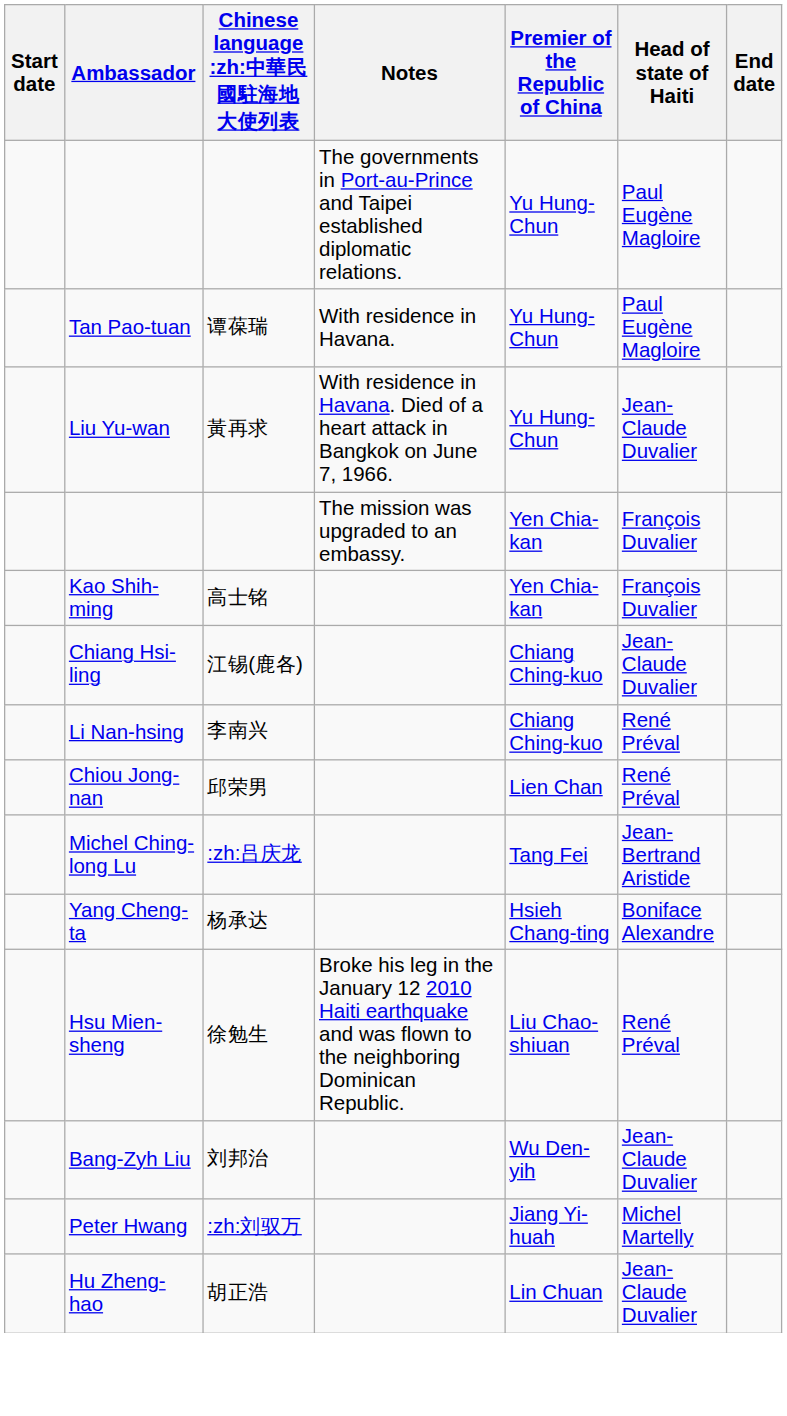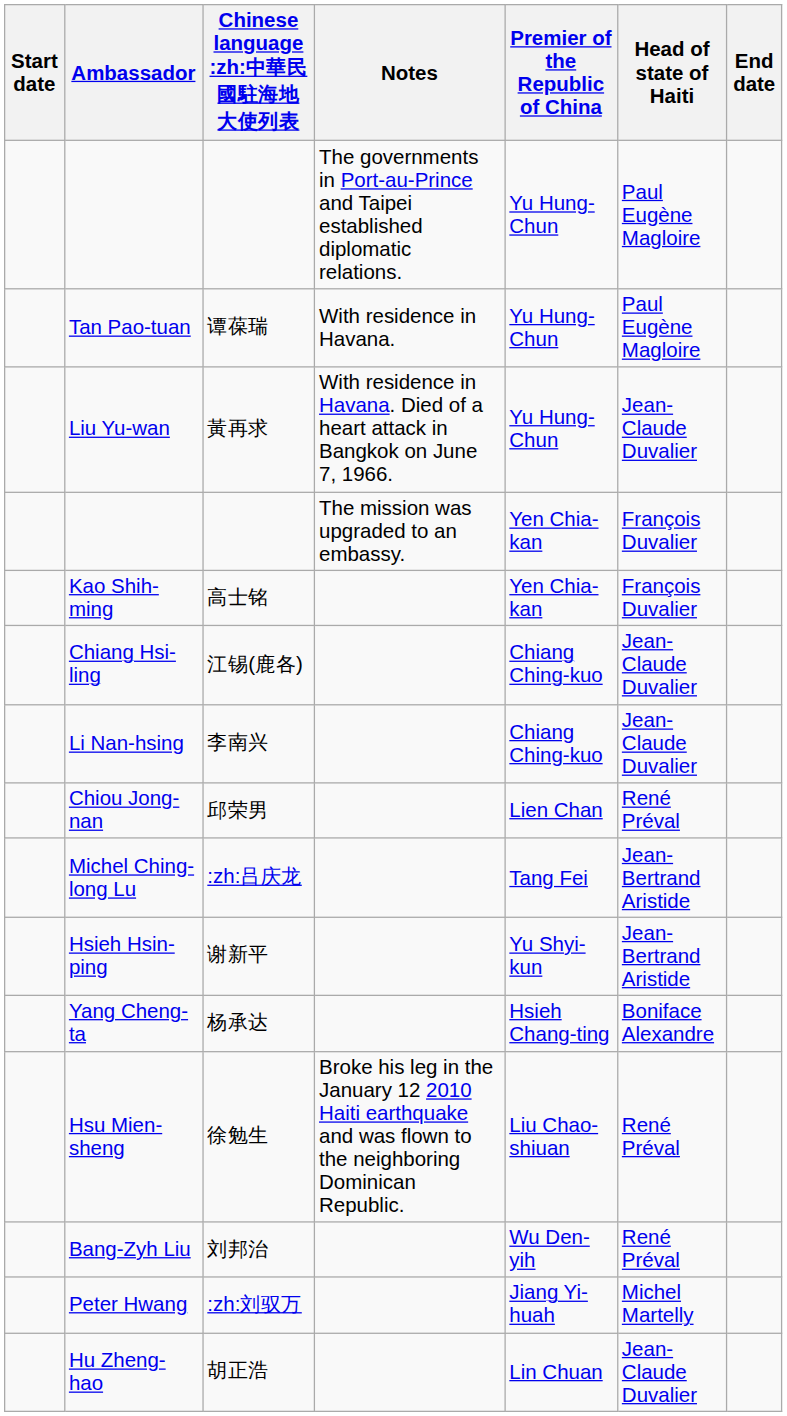(651, 731) René Préval -> (659, 743) Jean-Claude Duvalier
+ row: (122, 956)
(659, 1159) Jean-Claude Duvalier -> (651, 1249) René Préval
